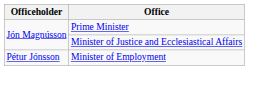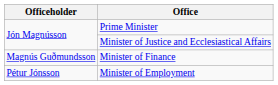+ row: (138, 57)
